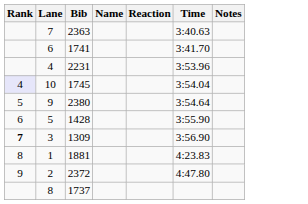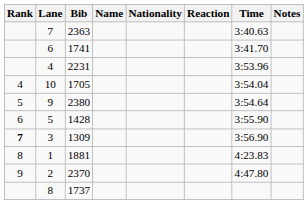+ column: (155, 13)
(20, 84) lavender background -> (20, 84) no background
(79, 84) 1745 -> (79, 84) 1705
(79, 173) 2372 -> (79, 173) 2370
